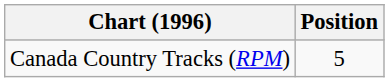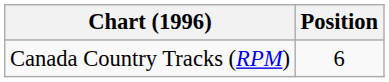(339, 58) 5 -> (339, 58) 6
